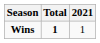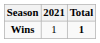columns swapped: (82, 13) <-> (55, 13)
